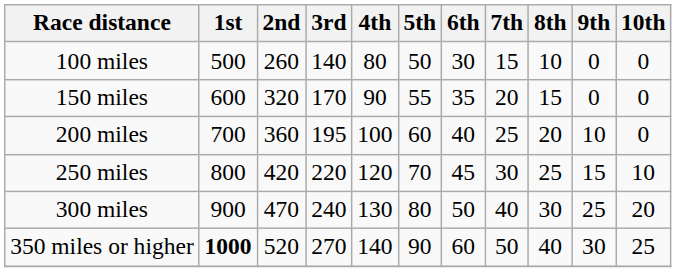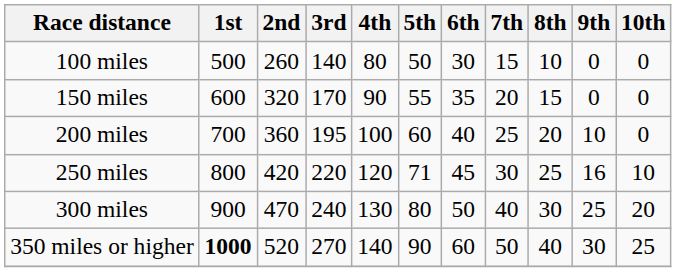(420, 172) 70 -> (420, 172) 71
(594, 172) 15 -> (594, 172) 16
